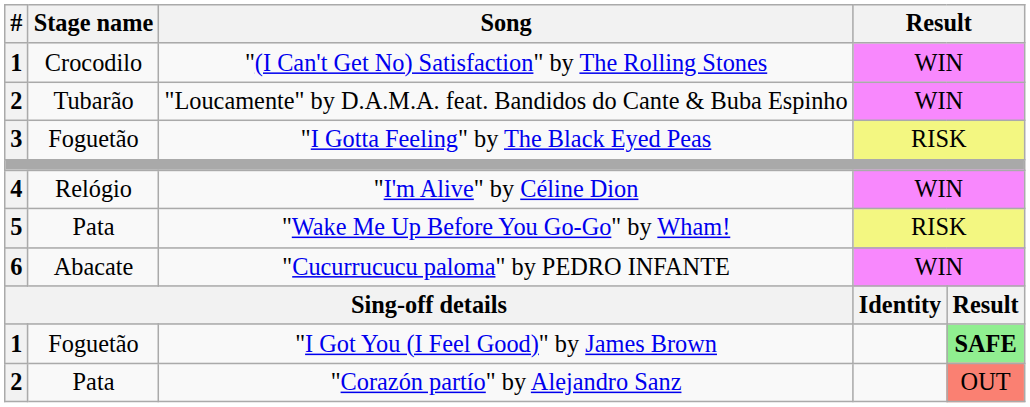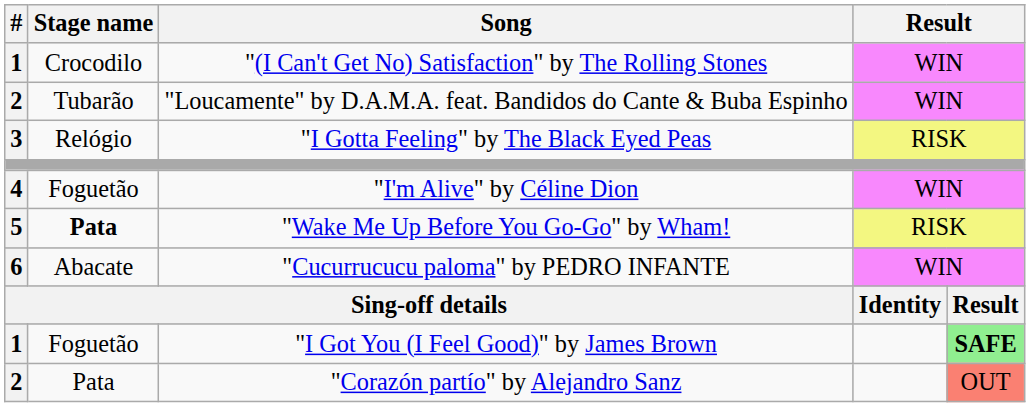(94, 139) Foguetão -> (94, 139) Relógio
(94, 189) Relógio -> (94, 189) Foguetão
(94, 227) normal -> (94, 227) bold
